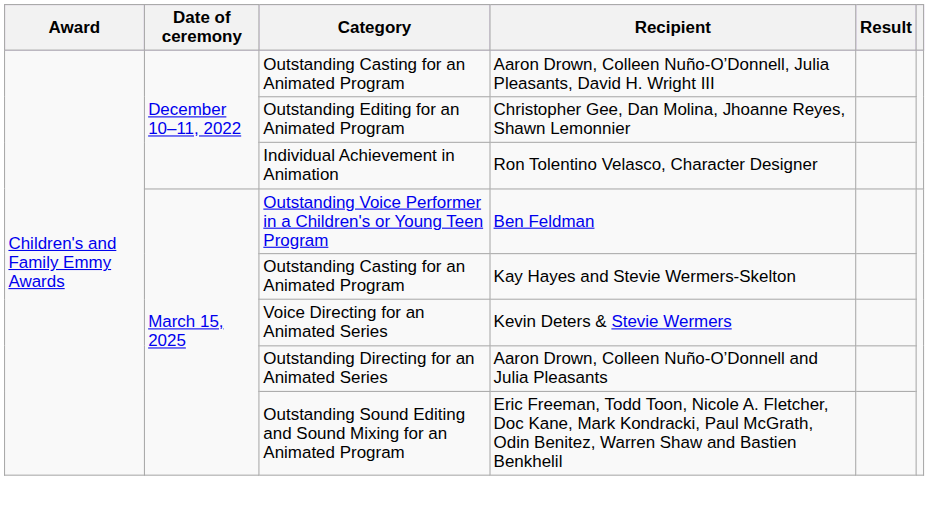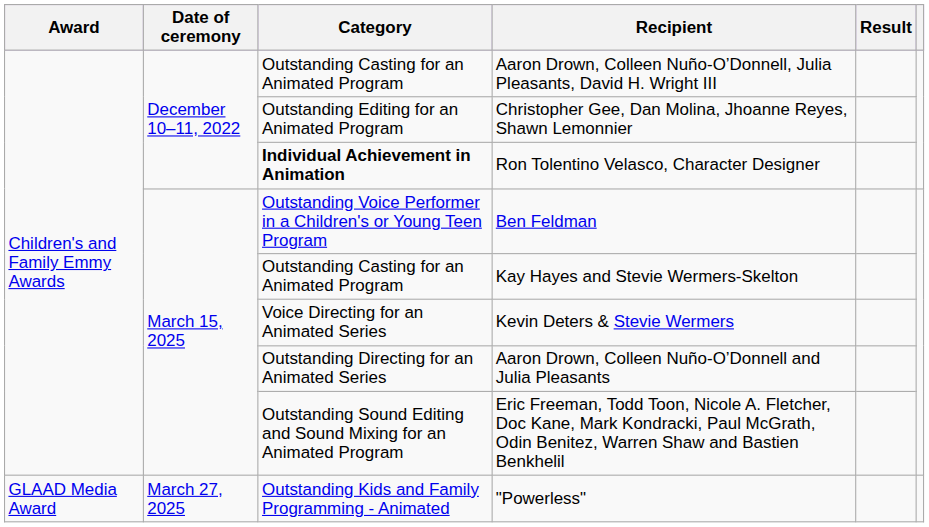(359, 165) normal -> (366, 165) bold
+ row: (541, 498)
